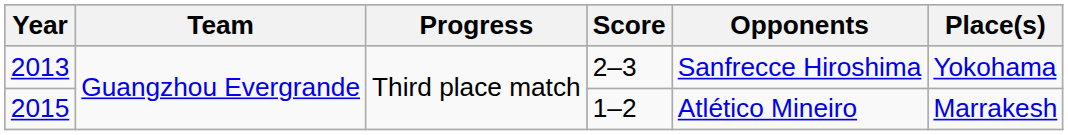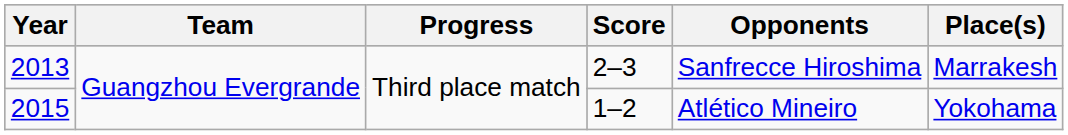(995, 66) Yokohama -> (995, 66) Marrakesh
(995, 108) Marrakesh -> (995, 108) Yokohama
